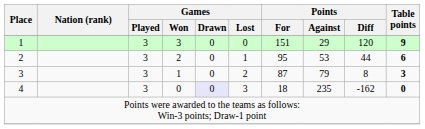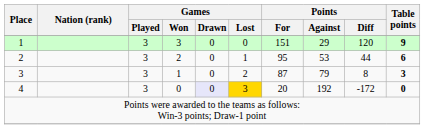(245, 89) no background -> (245, 89) gold background
(283, 89) 18 -> (283, 89) 20
(324, 89) 235 -> (324, 89) 192
(366, 89) -162 -> (366, 89) -172
